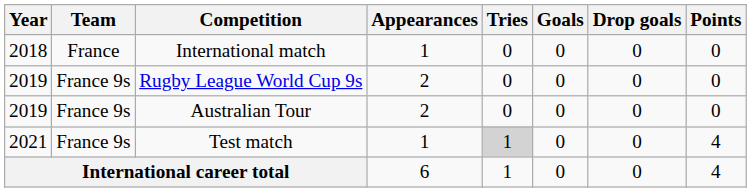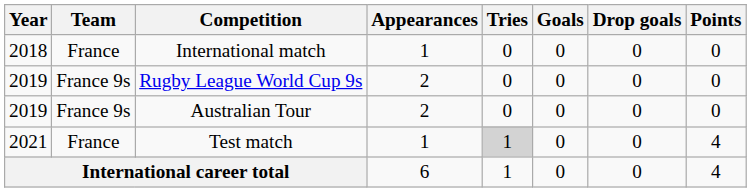(93, 141) France 9s -> (93, 141) France
